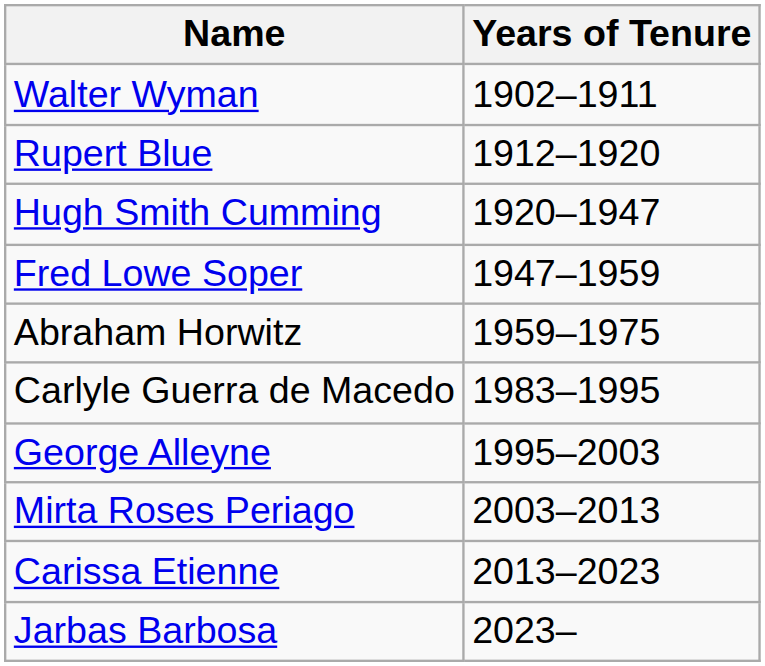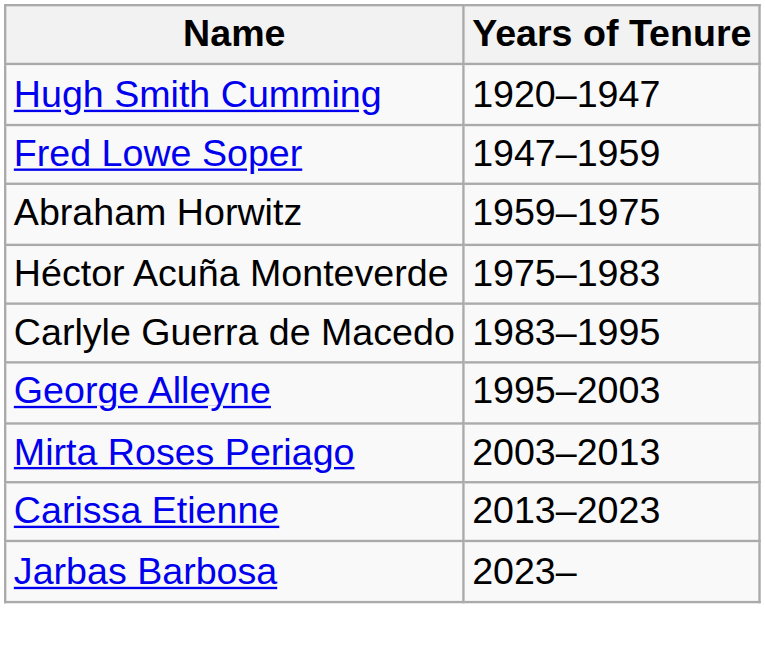- row: (136, 93)
- row: (113, 153)
+ row: (231, 272)
